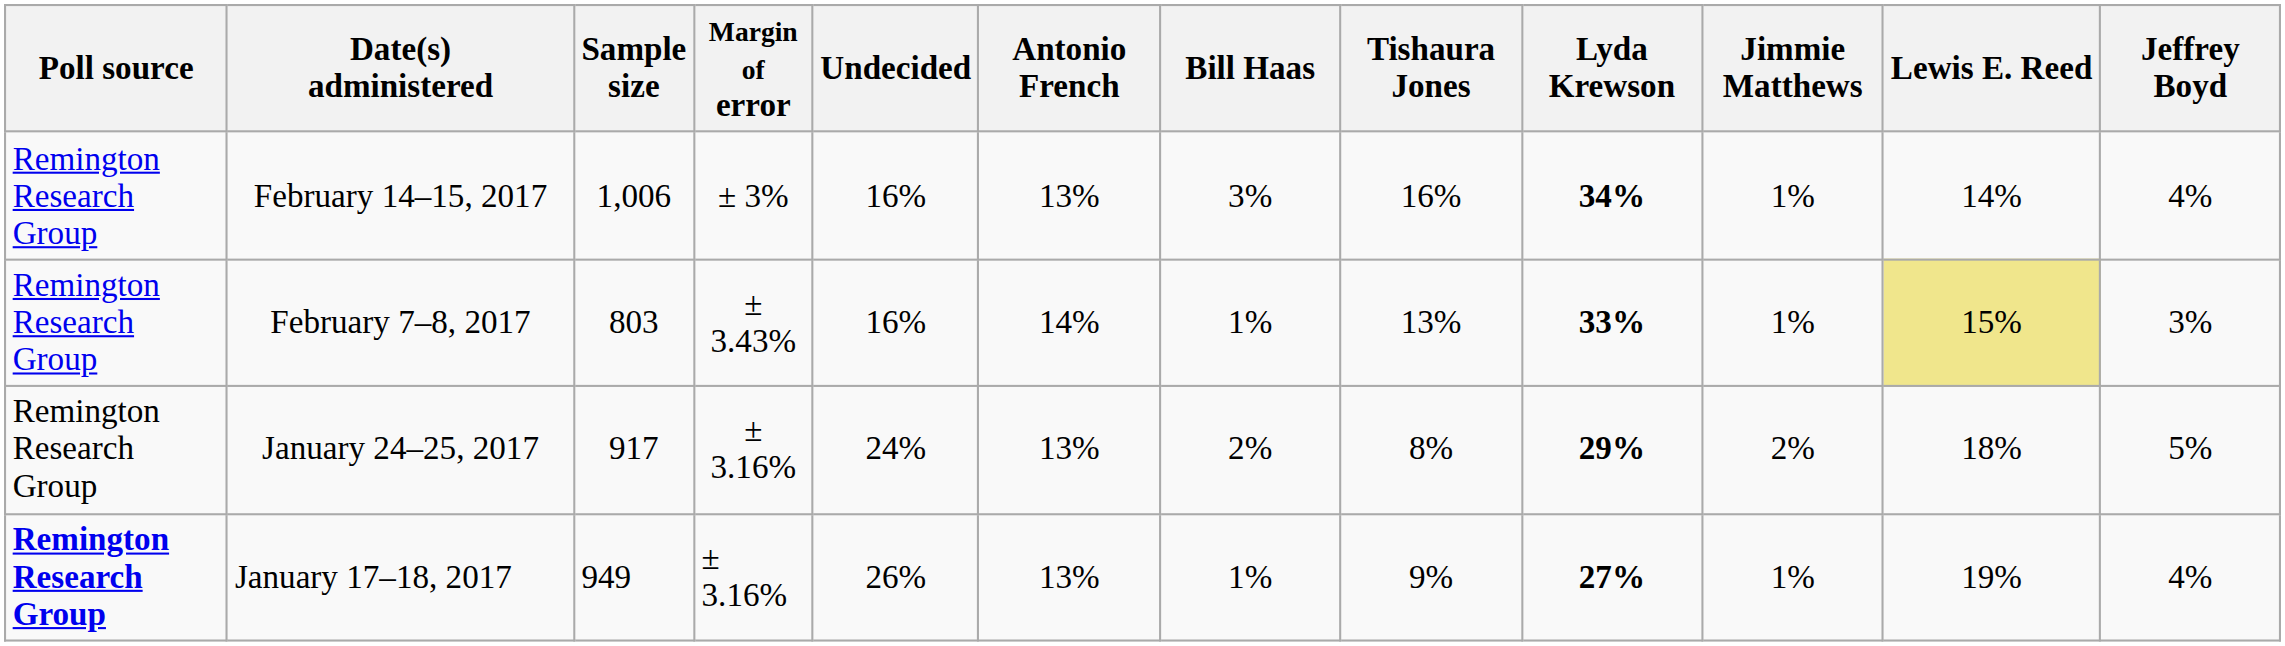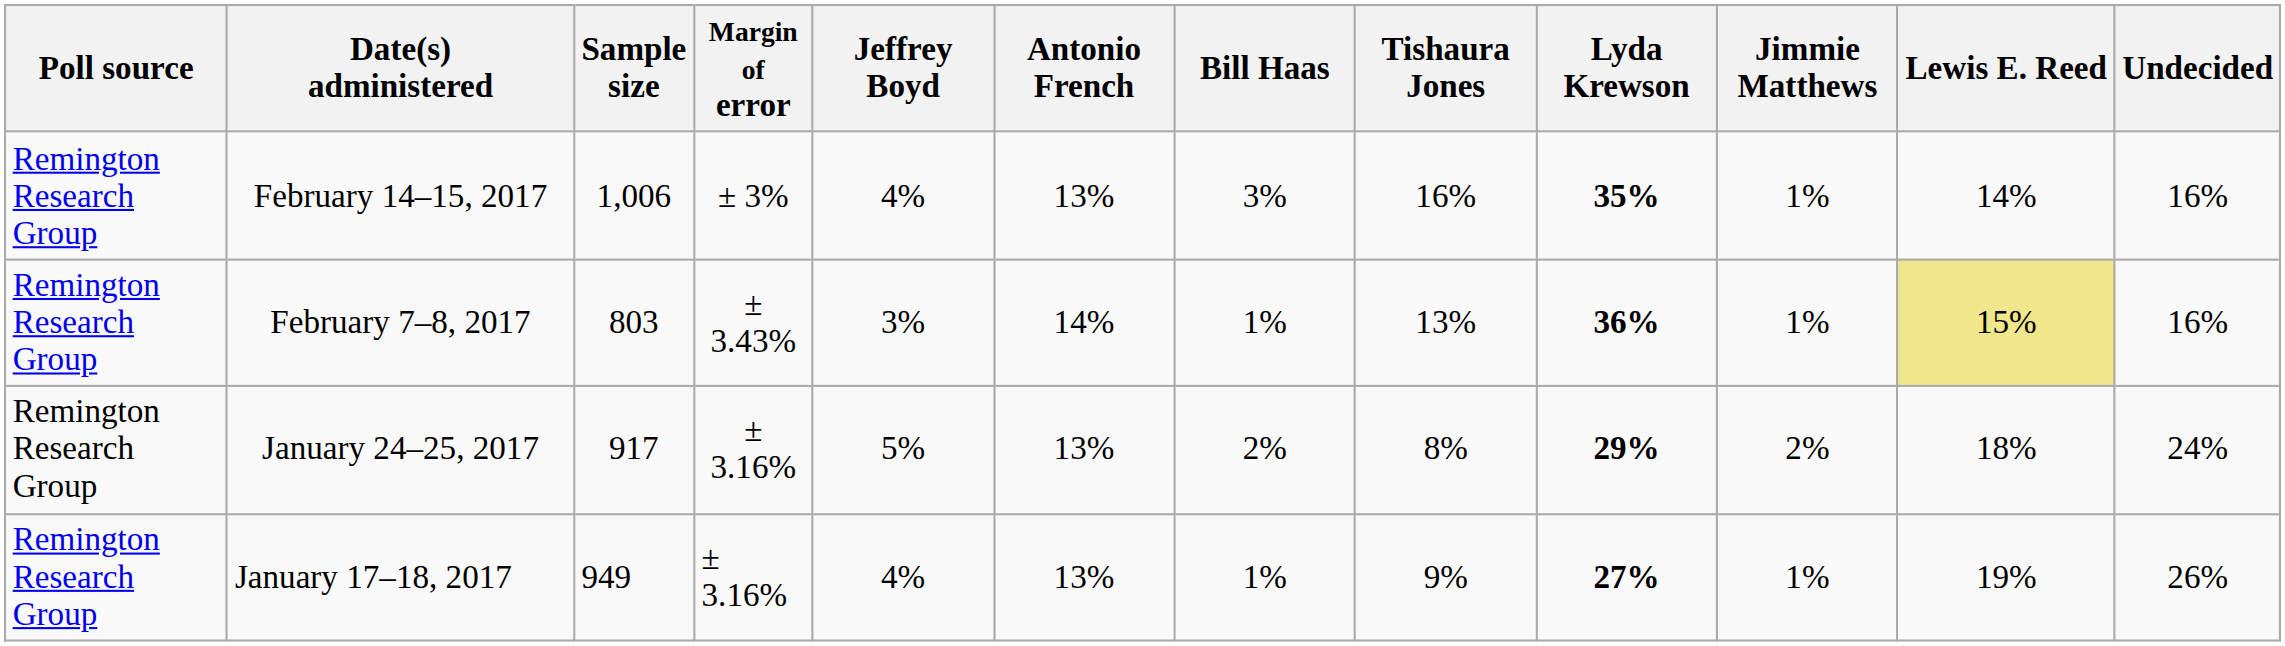columns swapped: (2190, 68) <-> (896, 68)
(1612, 195) 34% -> (1627, 195) 35%
(1612, 322) 33% -> (1627, 322) 36%
(91, 576) bold -> (86, 576) normal
